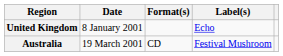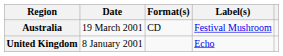rows swapped: (42, 28) <-> (42, 43)
